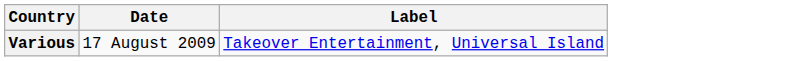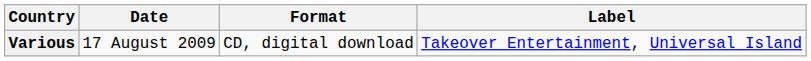+ column: (319, 18)
